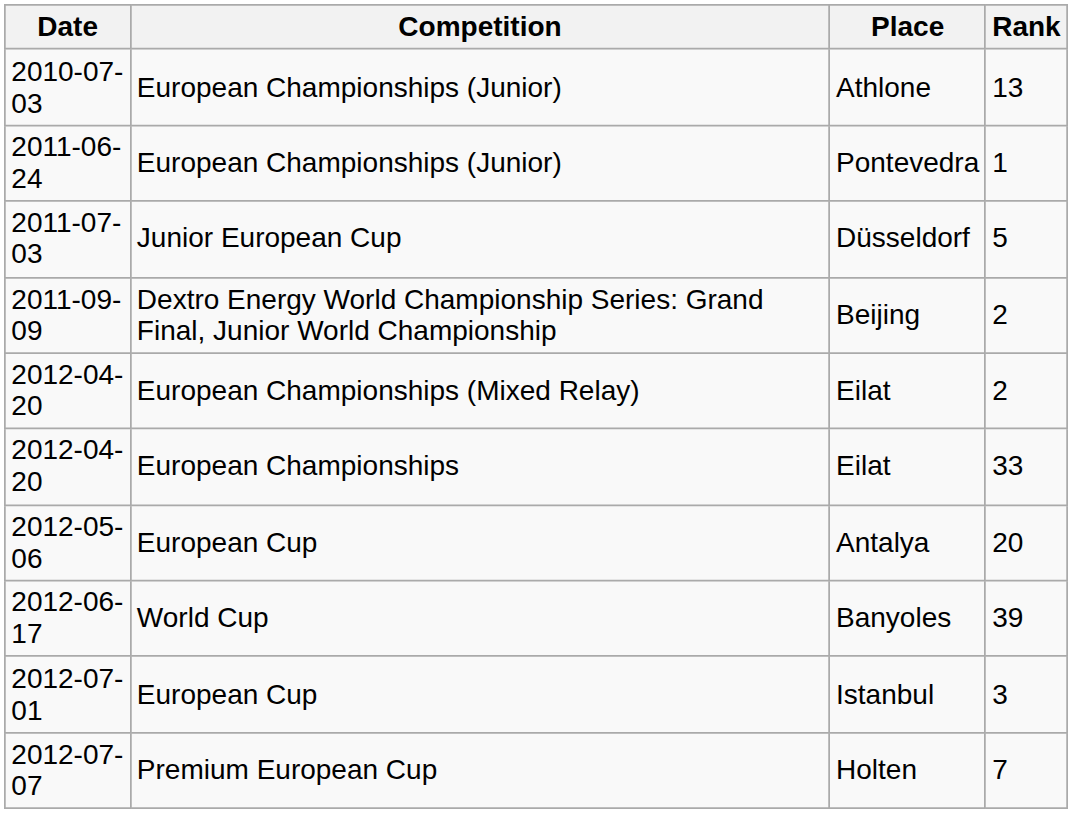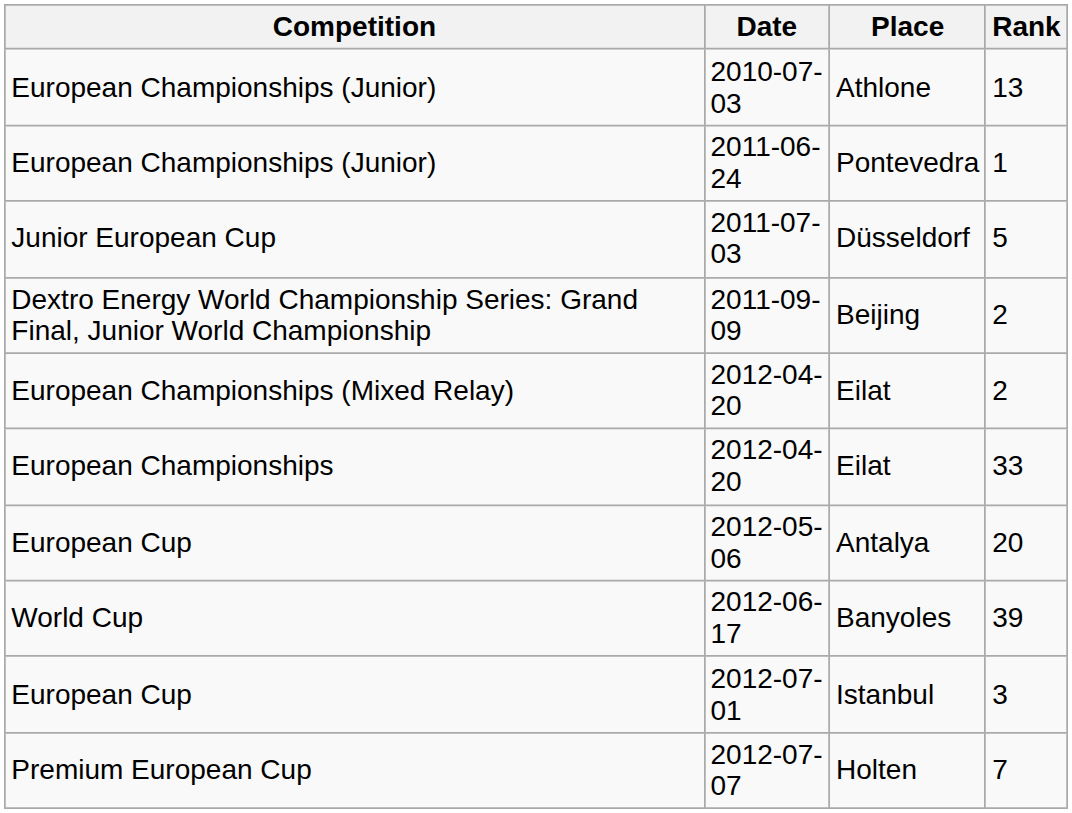columns swapped: (68, 26) <-> (480, 26)
